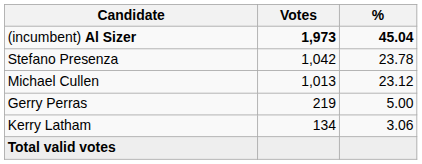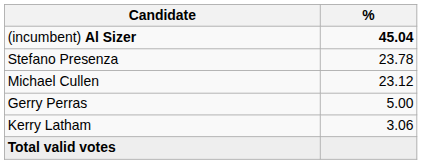- column: (299, 15)
